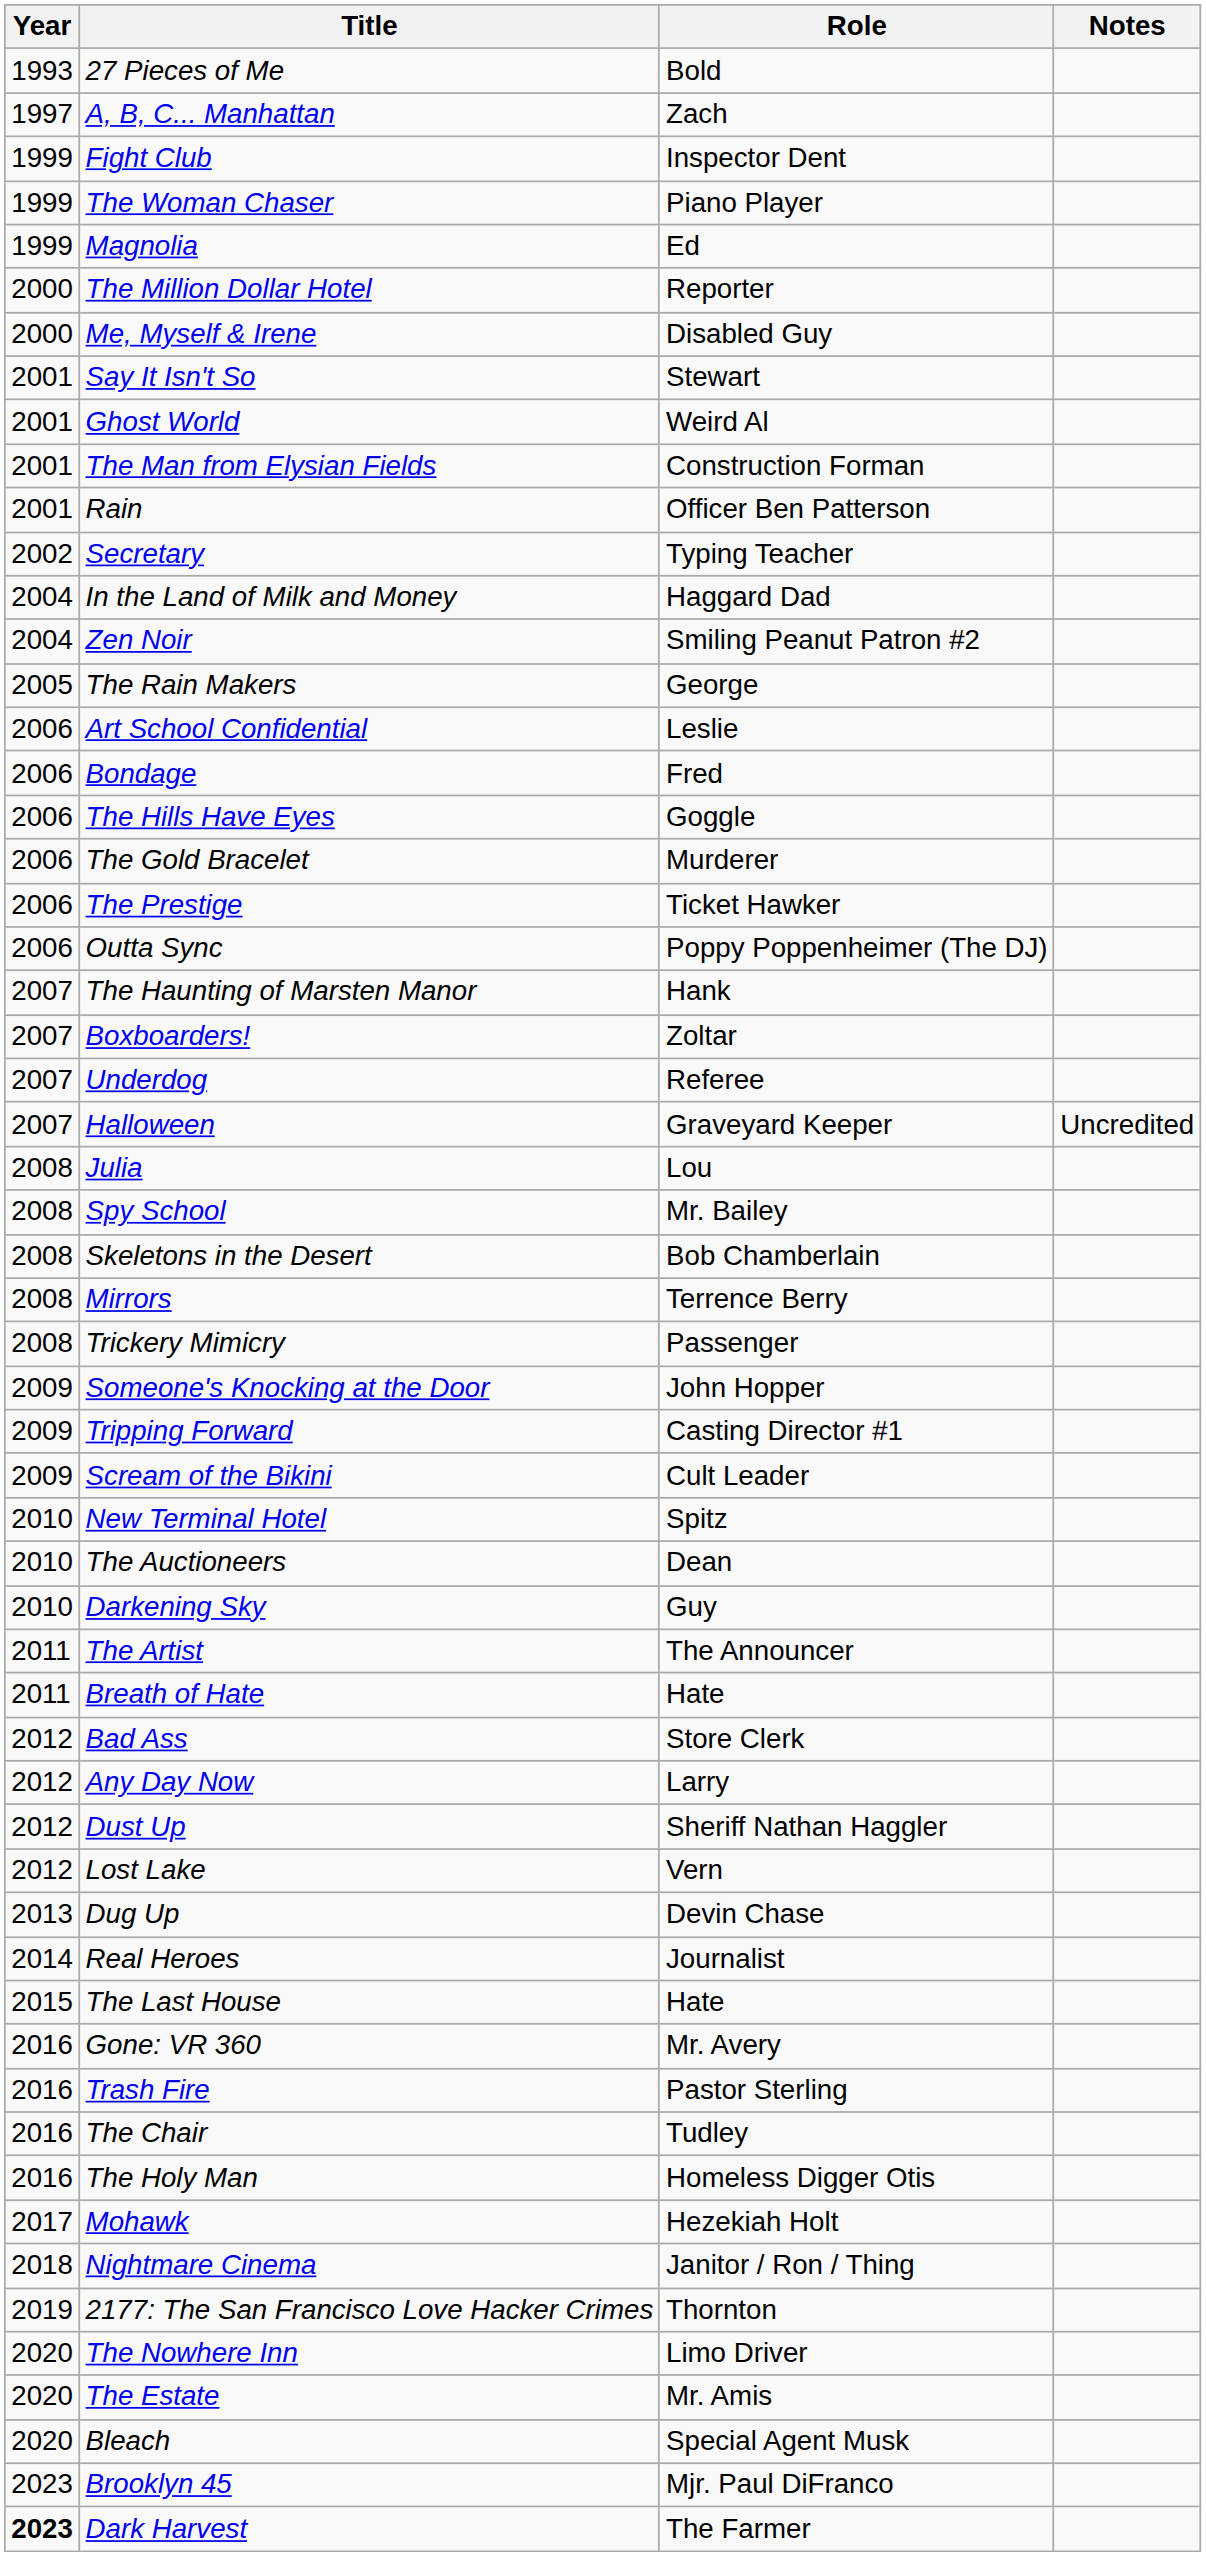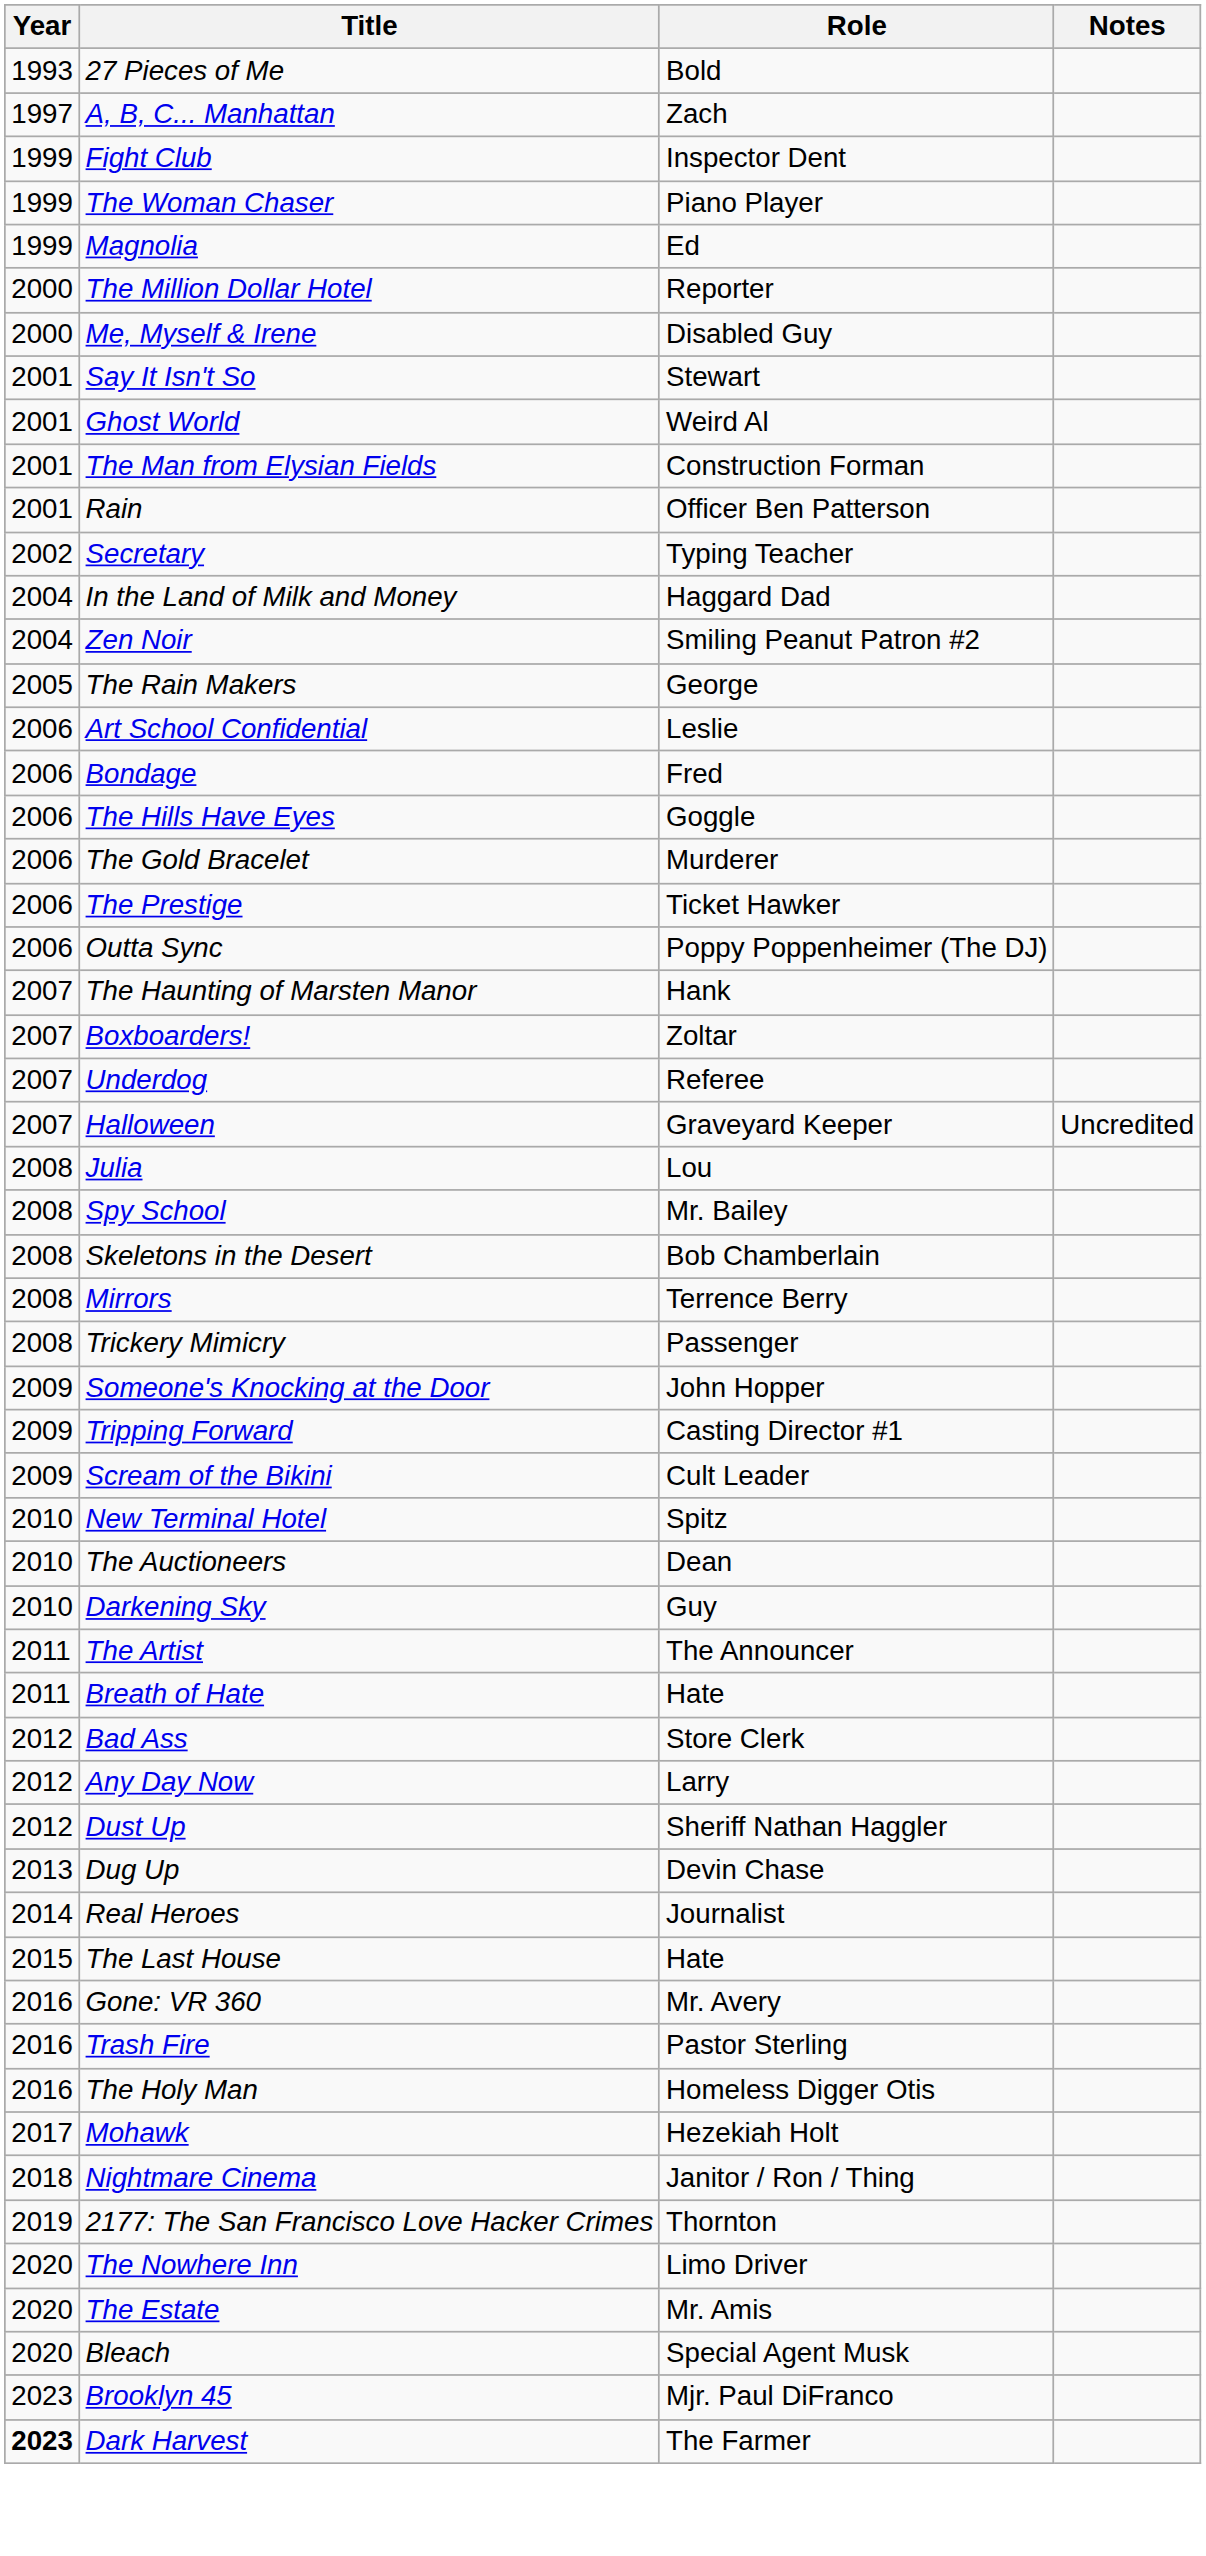- row: (146, 1870)
- row: (146, 2133)
